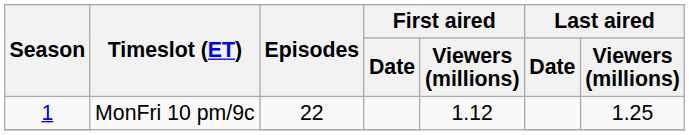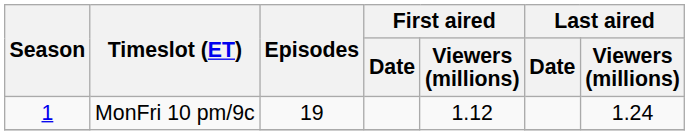(312, 112) 22 -> (312, 112) 19
(633, 112) 1.25 -> (633, 112) 1.24
